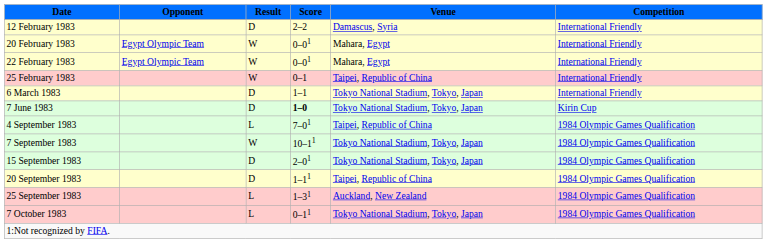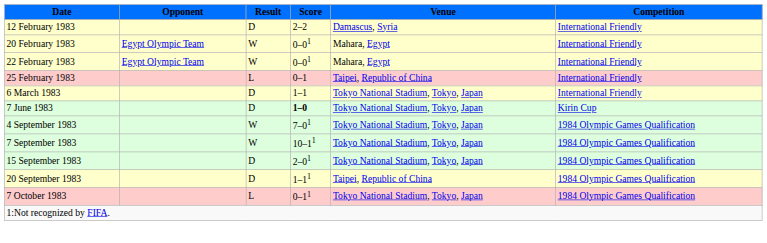(253, 78) W -> (251, 78) L
(251, 125) L -> (253, 125) W
(382, 125) Taipei, Republic of China -> (408, 125) Tokyo National Stadium, Tokyo, Japan
- row: (44, 196)
